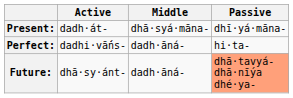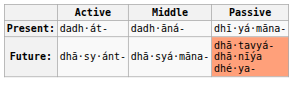(170, 29) dhā·syá·māna- -> (158, 29) dadh·āná-
- row: (31, 45)
(158, 73) dadh·āná- -> (170, 57) dhā·syá·māna-
